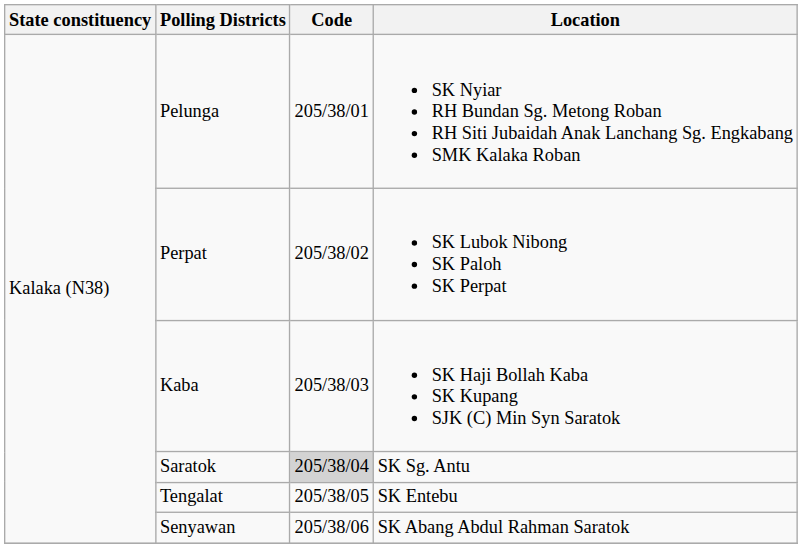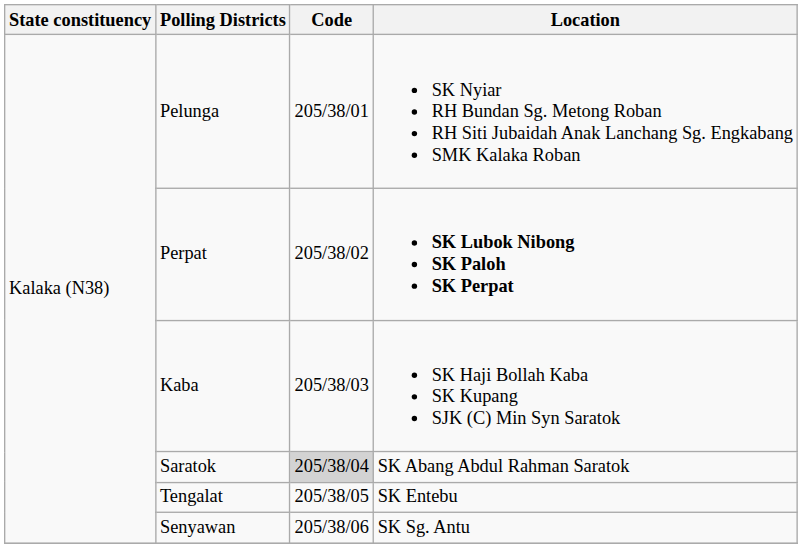(585, 265) normal -> (585, 265) bold
(424, 466) SK Sg. Antu -> (504, 466) SK Abang Abdul Rahman Saratok
(504, 527) SK Abang Abdul Rahman Saratok -> (424, 527) SK Sg. Antu
